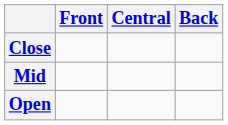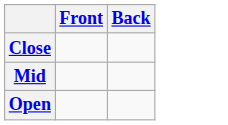- column: (141, 18)
